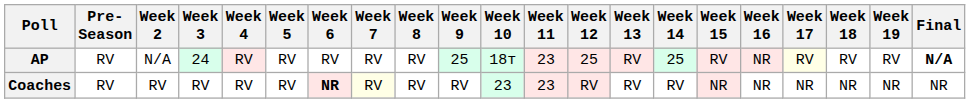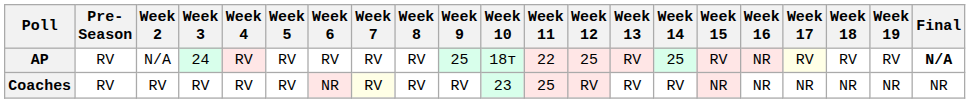(546, 60) 23 -> (546, 60) 22
(330, 85) bold -> (330, 85) normal
(546, 85) 23 -> (546, 85) 25
